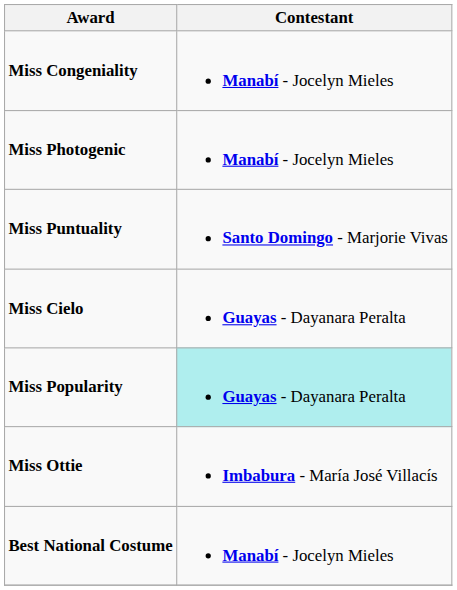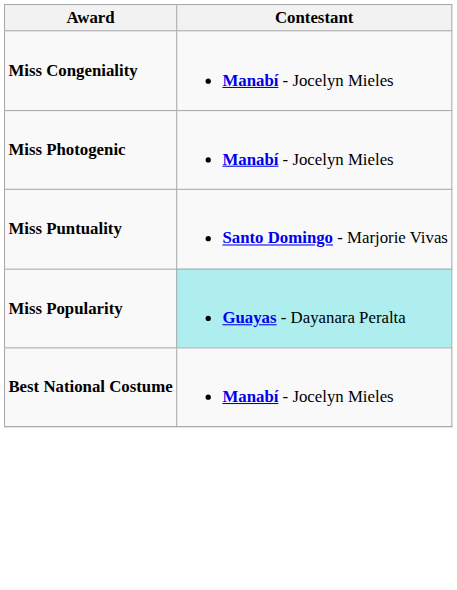- row: (46, 308)
- row: (45, 466)
